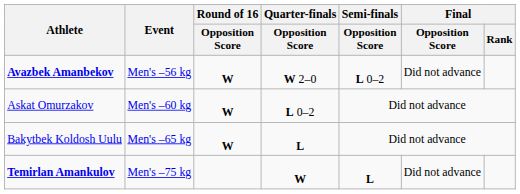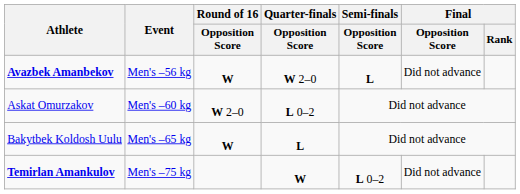(370, 79) L 0–2 -> (370, 79) L
(228, 113) W -> (228, 113) W 2–0
(370, 179) L -> (370, 179) L 0–2
